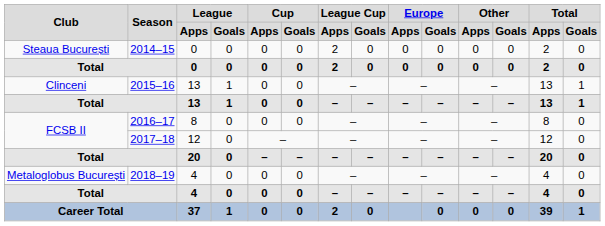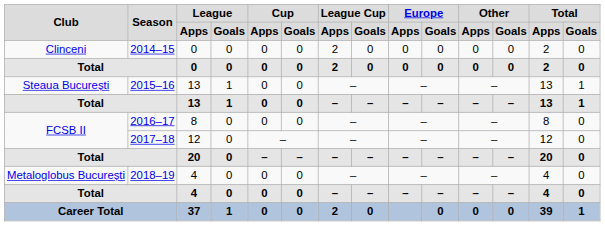(66, 49) Steaua București -> (66, 49) Clinceni
(66, 85) Clinceni -> (66, 85) Steaua București
